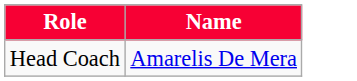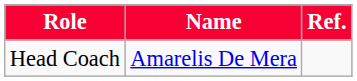+ column: (327, 22)
